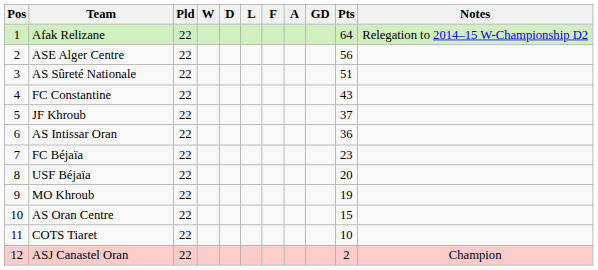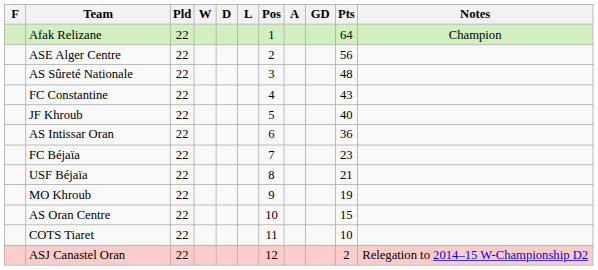columns swapped: (17, 14) <-> (273, 14)
(475, 34) Relegation to 2014–15 W-Championship D2 -> (475, 34) Champion
(346, 74) 51 -> (346, 74) 48
(346, 114) 37 -> (346, 114) 40
(346, 174) 20 -> (346, 174) 21
(475, 255) Champion -> (475, 255) Relegation to 2014–15 W-Championship D2
